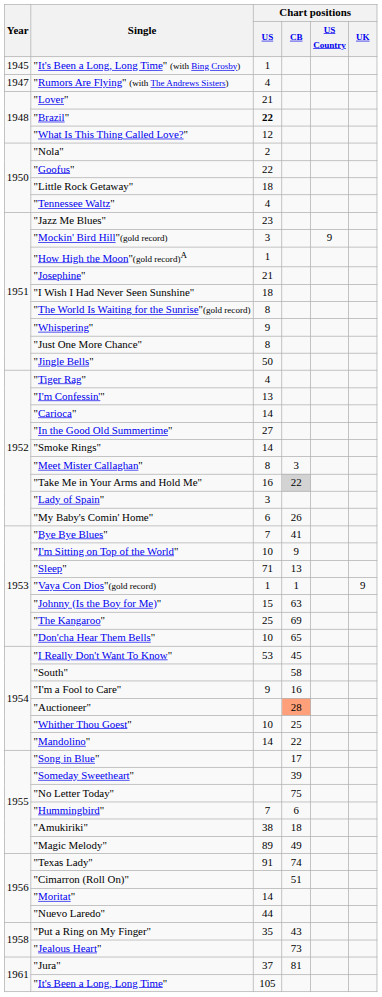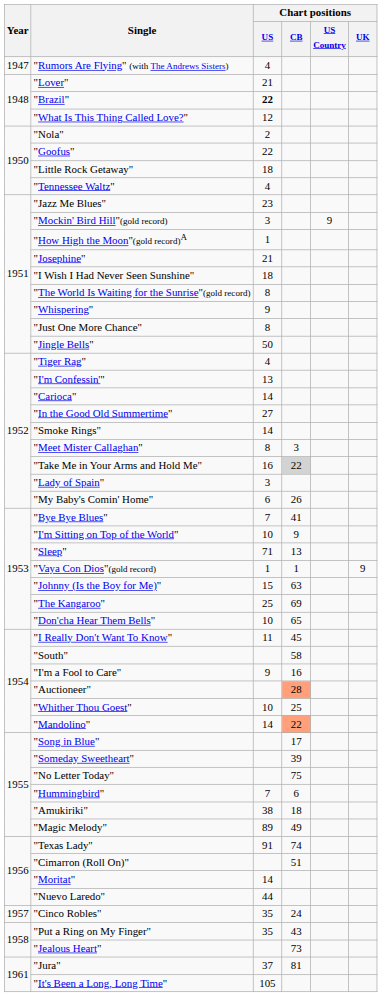- row: (137, 65)
(267, 655) 53 -> (267, 638) 11
(296, 741) no background -> (296, 724) lightsalmon background
+ row: (68, 914)
